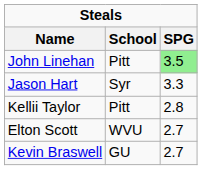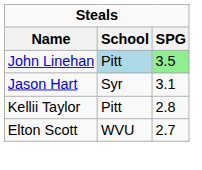(119, 61) no background -> (111, 61) lightblue background
(174, 84) 3.3 -> (166, 84) 3.1
- row: (55, 152)
